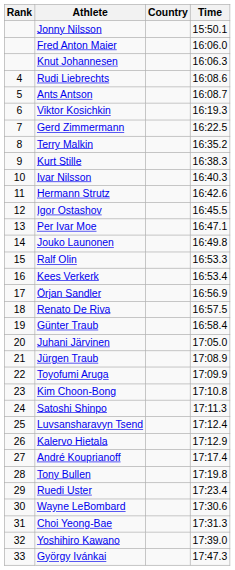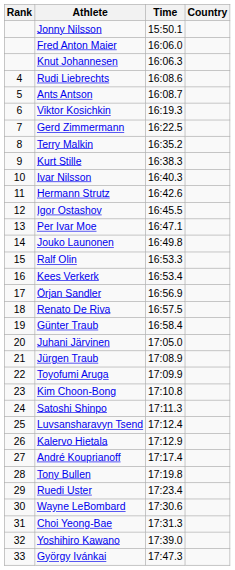columns swapped: (168, 12) <-> (210, 12)
